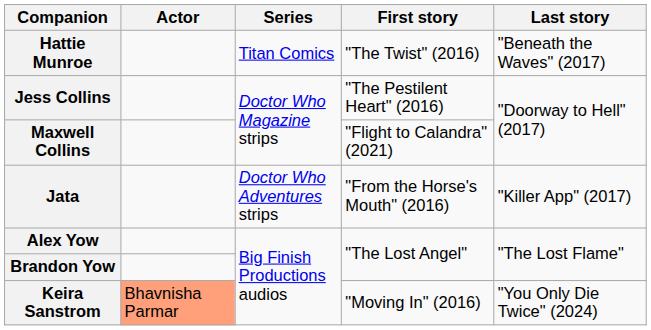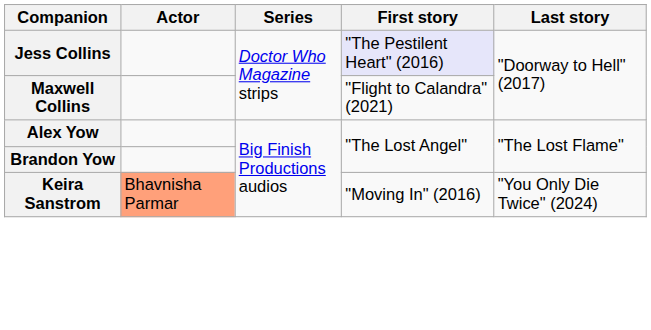- row: (63, 52)
(396, 97) no background -> (396, 52) lavender background
- row: (63, 196)
